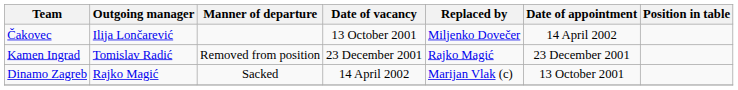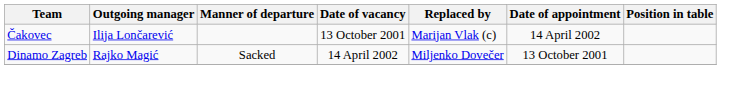(474, 34) Miljenko Dovečer -> (454, 34) Marijan Vlak (c)
- row: (44, 54)
(470, 74) Marijan Vlak (c) -> (458, 54) Miljenko Dovečer
